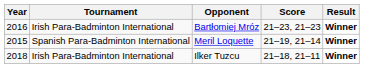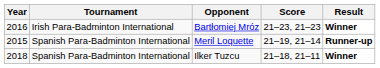(341, 42) Winner -> (349, 42) Runner-up
(103, 56) Irish Para-Badminton International -> (111, 56) Spanish Para-Badminton International
